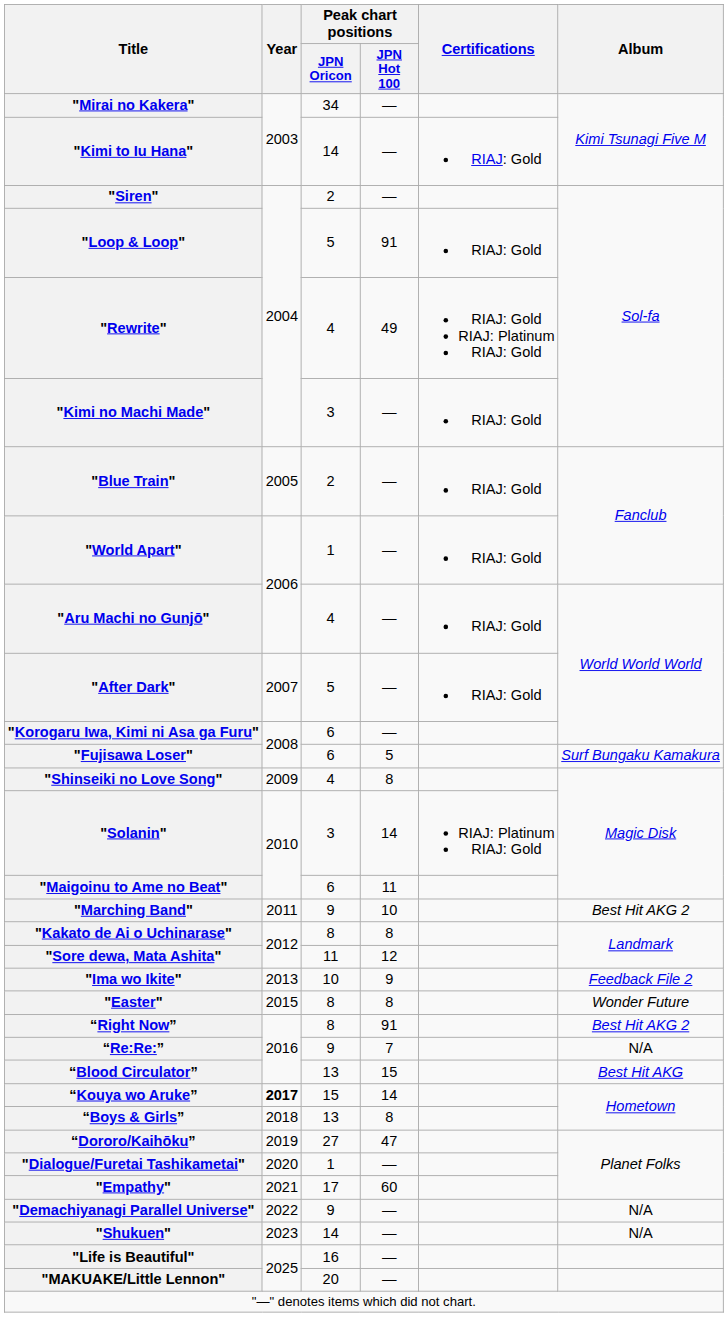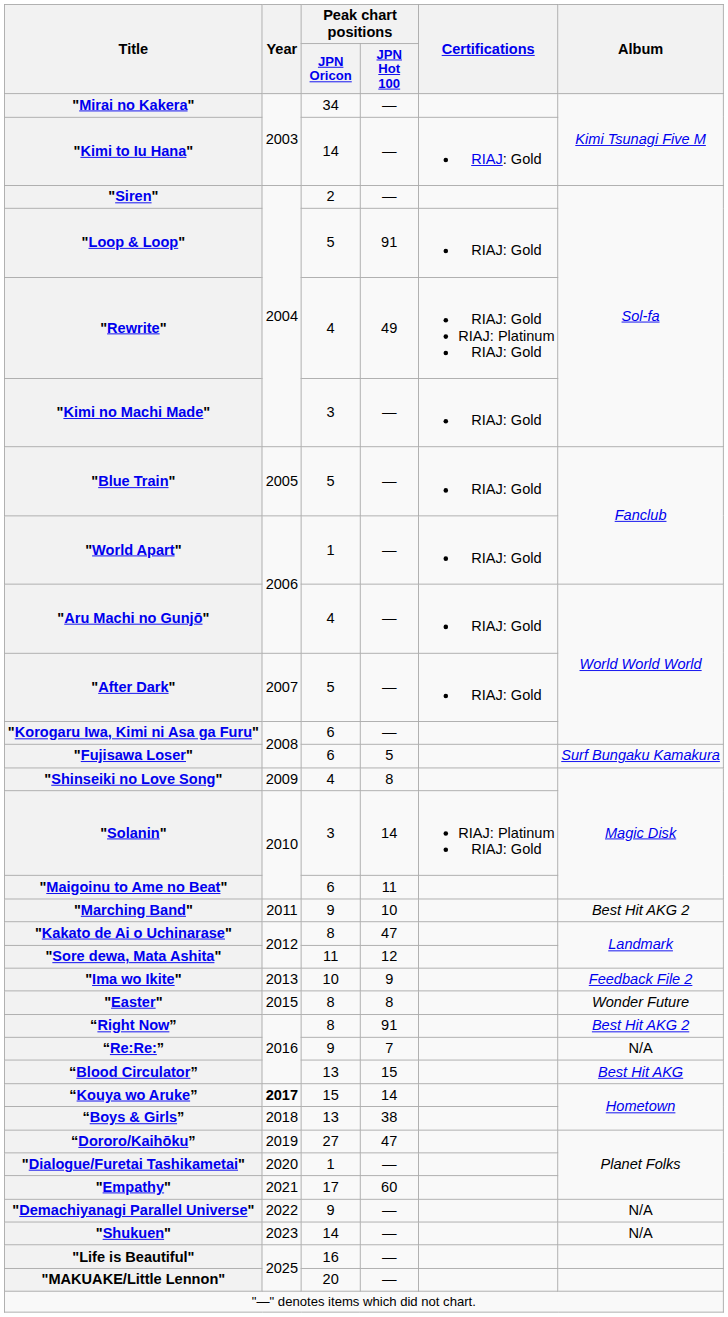(331, 481) 2 -> (331, 481) 5
(389, 933) 8 -> (389, 933) 47
(389, 1118) 8 -> (389, 1118) 38
